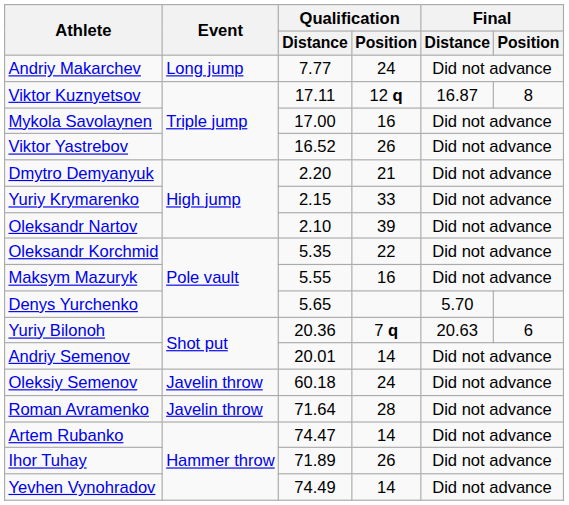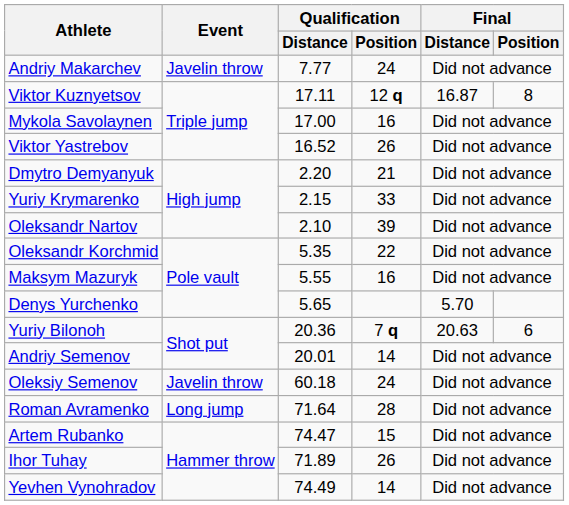(205, 69) Long jump -> (214, 69) Javelin throw
(214, 409) Javelin throw -> (205, 409) Long jump
(386, 435) 14 -> (386, 435) 15
